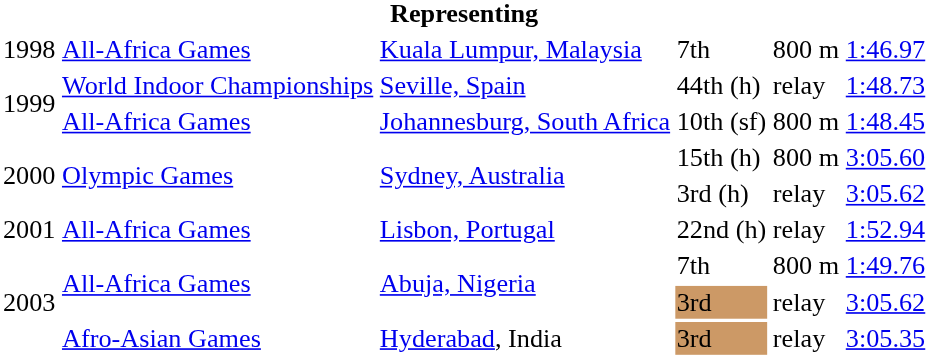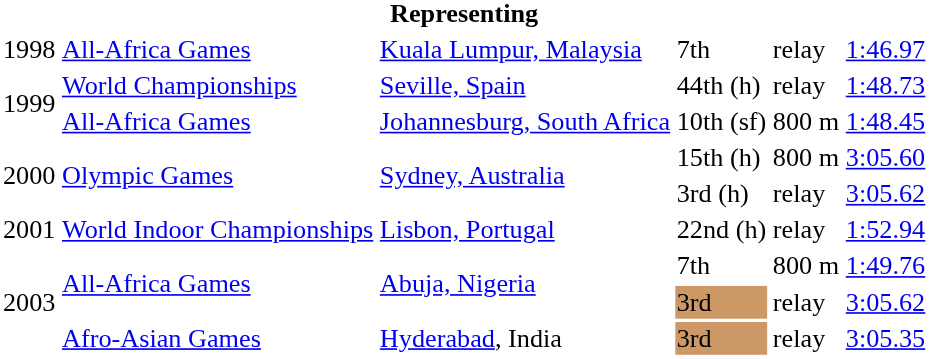(806, 49) 800 m -> (799, 49) relay
(218, 85) World Indoor Championships -> (179, 85) World Championships
(156, 229) All-Africa Games -> (218, 229) World Indoor Championships
